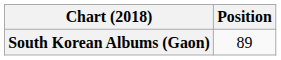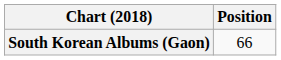(244, 42) 89 -> (244, 42) 66
